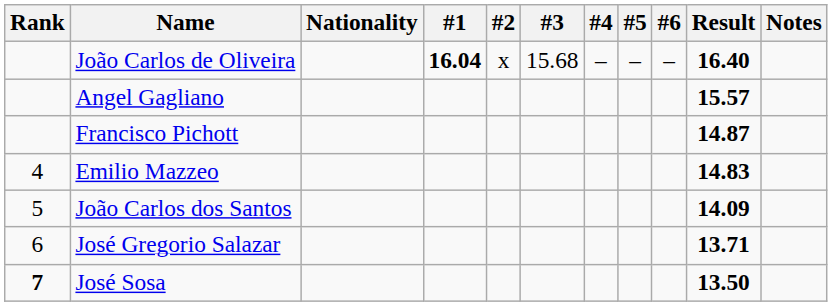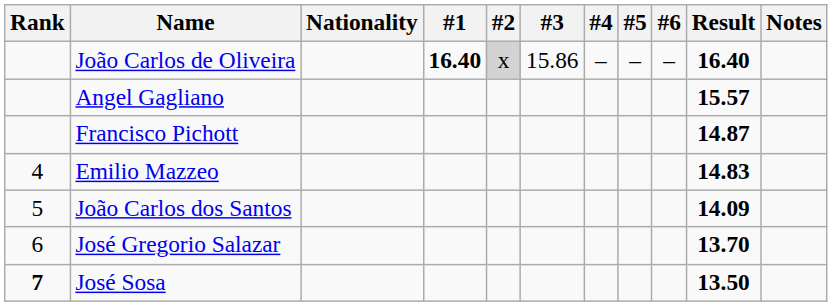(455, 60) 16.04 -> (455, 60) 16.40
(504, 60) no background -> (504, 60) lightgrey background
(552, 60) 15.68 -> (552, 60) 15.86
(723, 245) 13.71 -> (723, 245) 13.70
